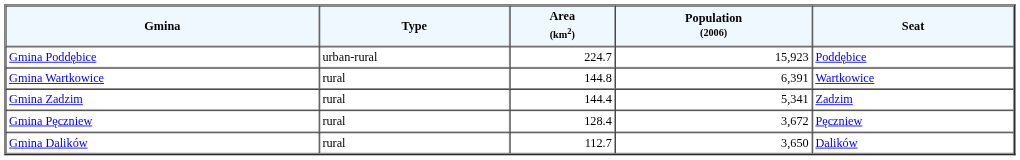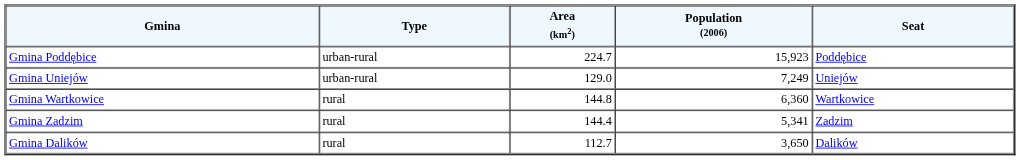+ row: (48, 78)
(795, 78) 6,391 -> (795, 99) 6,360
- row: (51, 121)
